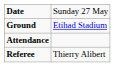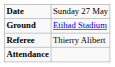rows swapped: (28, 39) <-> (21, 54)
